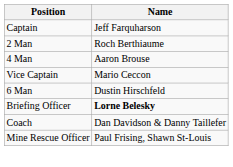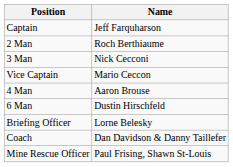+ row: (19, 59)
rows swapped: (19, 59) <-> (32, 75)
(125, 106) bold -> (123, 122) normal
